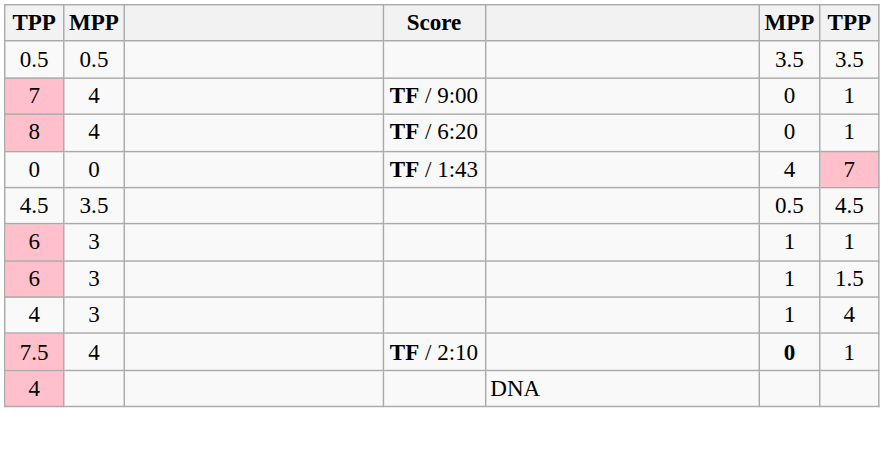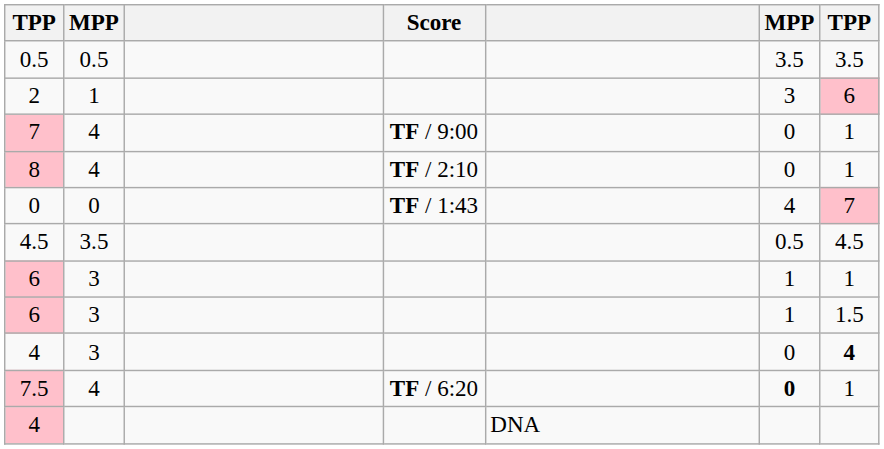+ row: (34, 95)
(434, 132) TF / 6:20 -> (434, 168) TF / 2:10
(789, 315) 1 -> (789, 351) 0
(849, 315) normal -> (849, 351) bold
(434, 351) TF / 2:10 -> (434, 388) TF / 6:20
